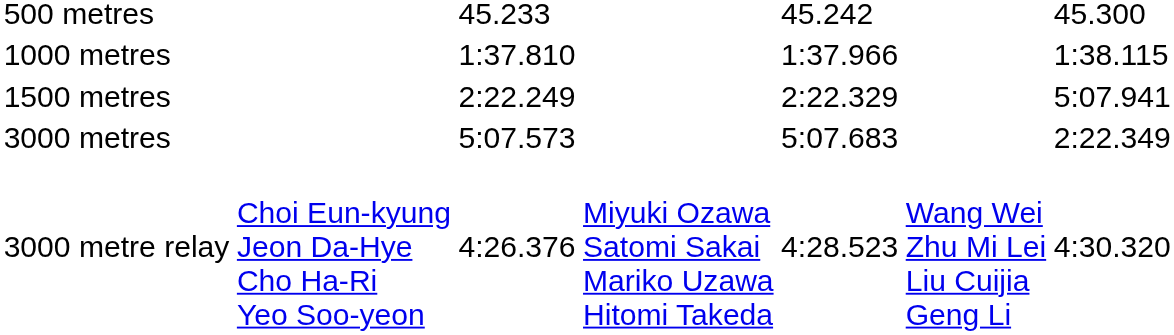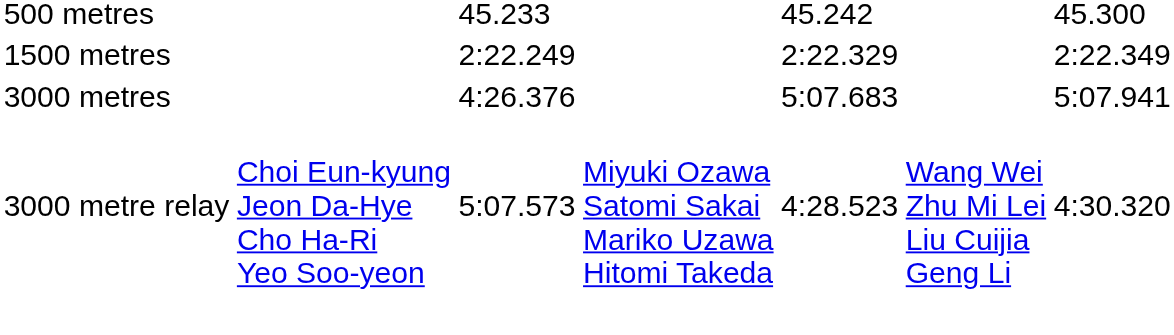- row: (87, 55)
(1112, 96) 5:07.941 -> (1112, 55) 2:22.349
(517, 138) 5:07.573 -> (517, 96) 4:26.376
(1112, 138) 2:22.349 -> (1112, 96) 5:07.941
(517, 247) 4:26.376 -> (517, 205) 5:07.573
